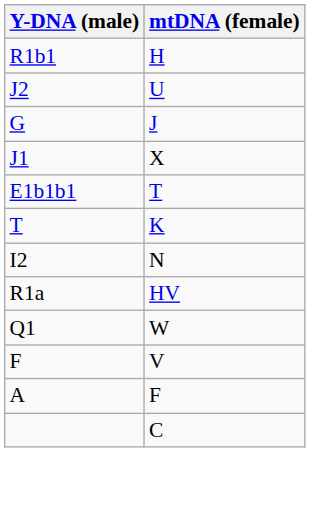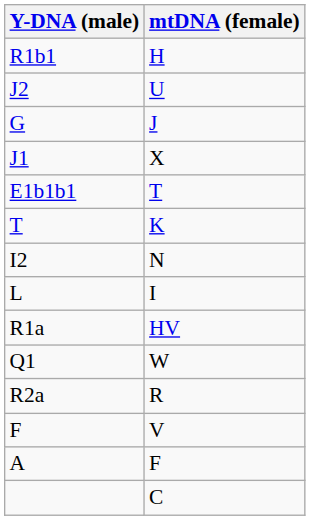+ row: (16, 293)
+ row: (27, 395)
